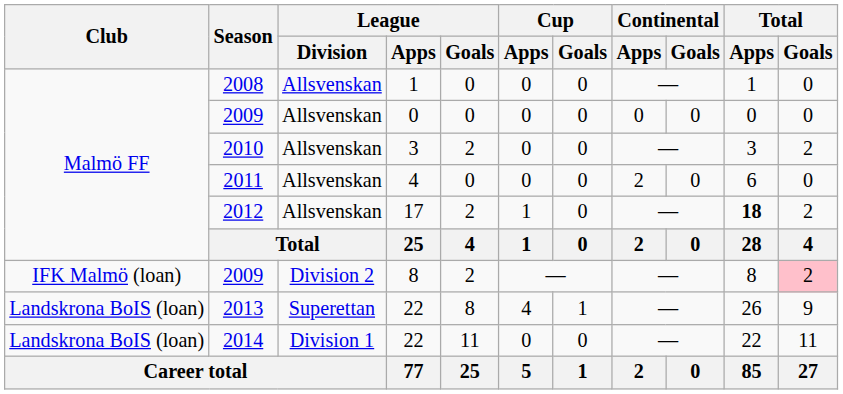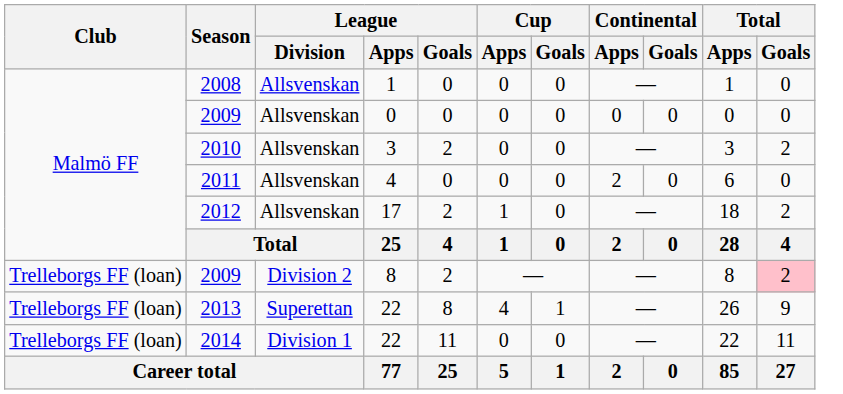(752, 212) bold -> (729, 212) normal
(107, 276) IFK Malmö (loan) -> (96, 276) Trelleborgs FF (loan)
(107, 308) Landskrona BoIS (loan) -> (96, 308) Trelleborgs FF (loan)
(107, 340) Landskrona BoIS (loan) -> (96, 340) Trelleborgs FF (loan)
